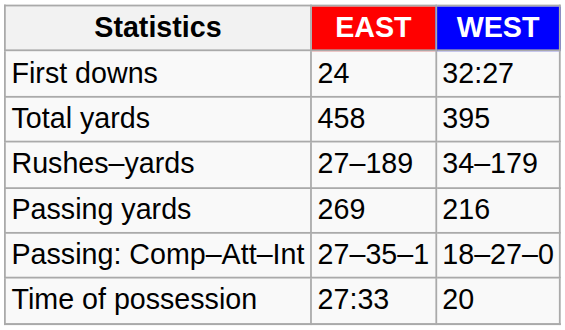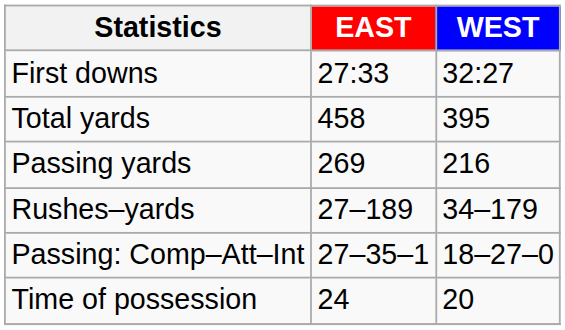(334, 73) 24 -> (353, 73) 27:33
rows swapped: (103, 164) <-> (101, 209)
(353, 300) 27:33 -> (334, 300) 24
